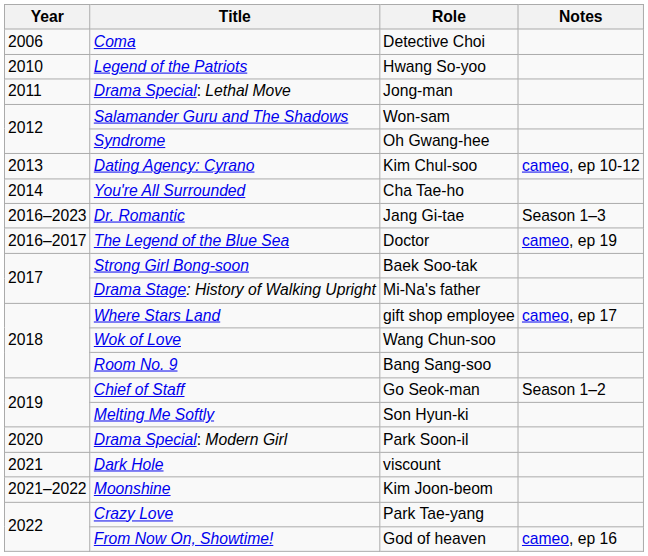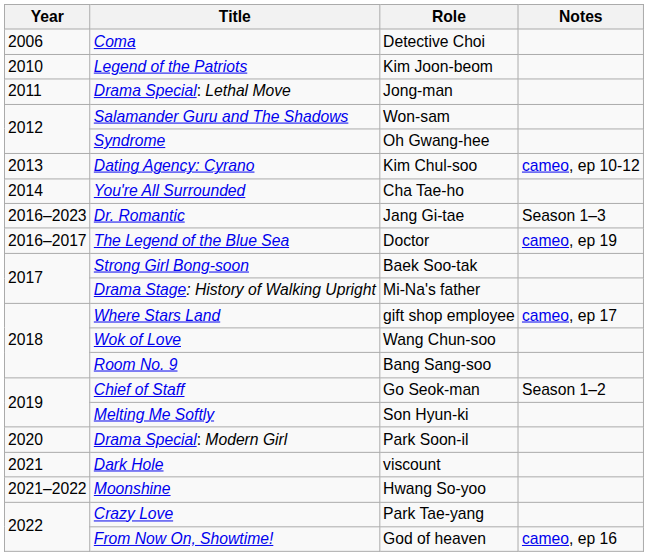(435, 66) Hwang So-yoo -> (438, 66) Kim Joon-beom
(438, 489) Kim Joon-beom -> (435, 489) Hwang So-yoo
